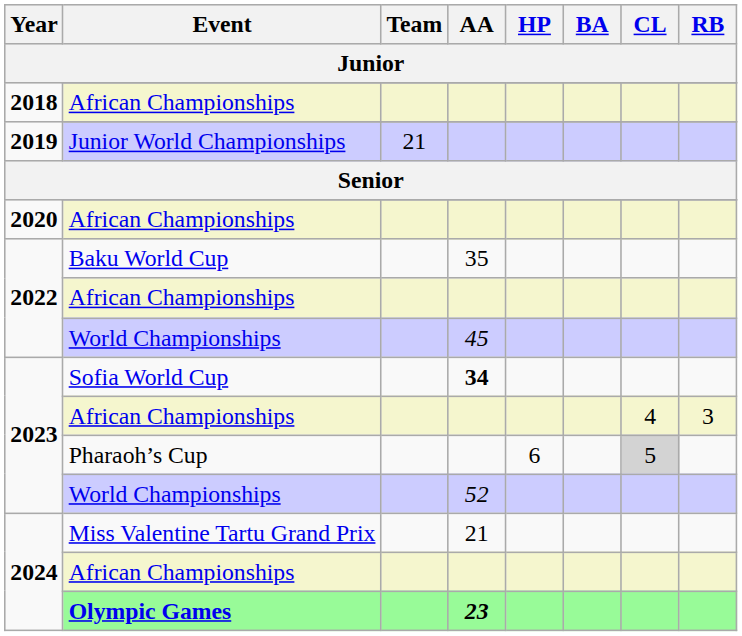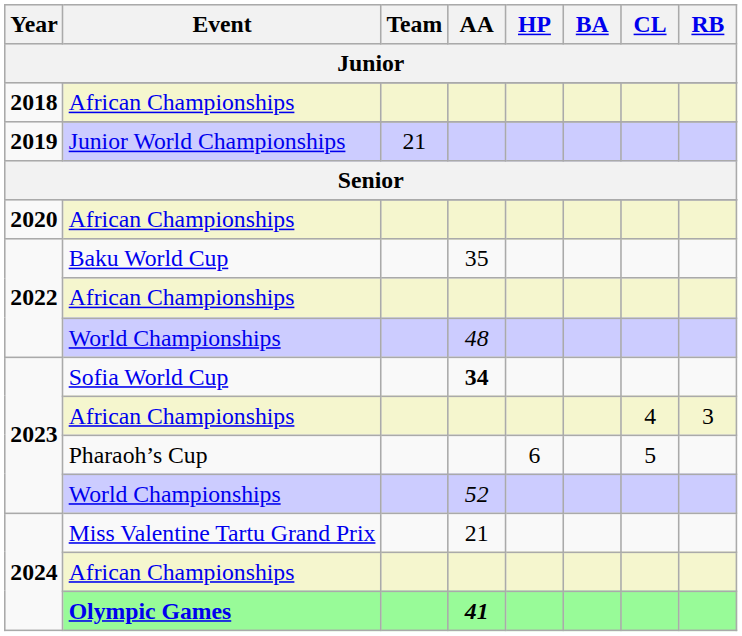(477, 337) 45 -> (477, 337) 48
(650, 454) lightgrey background -> (650, 454) no background
(477, 610) 23 -> (477, 610) 41
